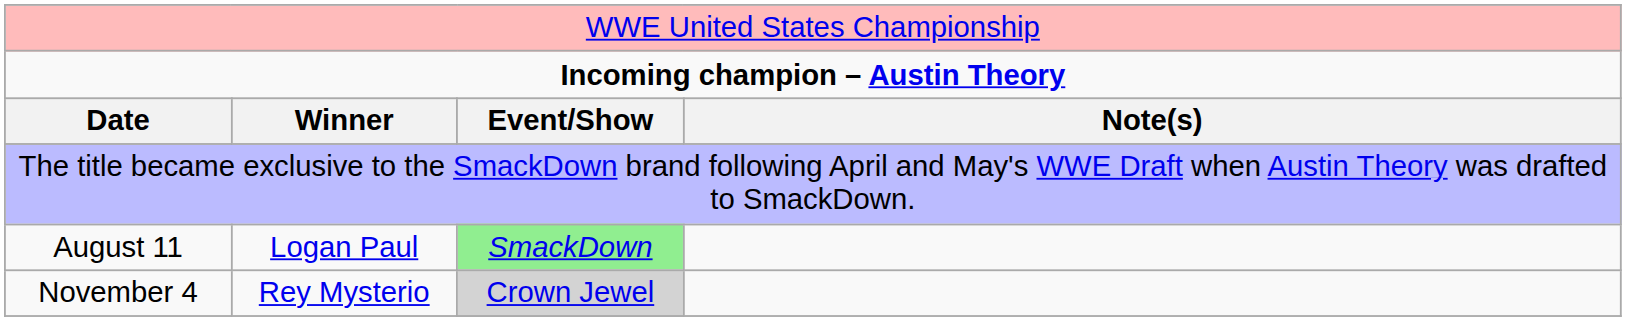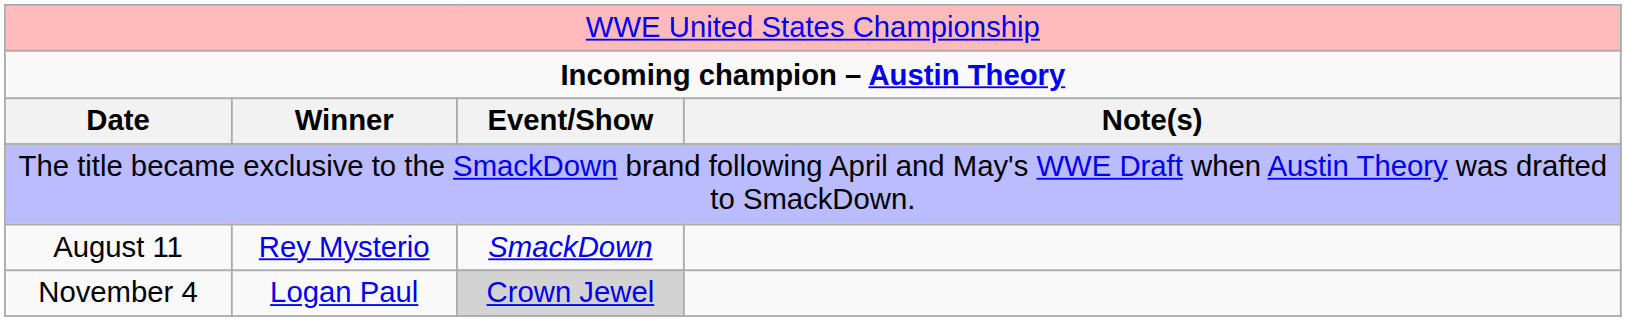(344, 246) Logan Paul -> (344, 246) Rey Mysterio
(570, 246) lightgreen background -> (570, 246) no background
(344, 292) Rey Mysterio -> (344, 292) Logan Paul
